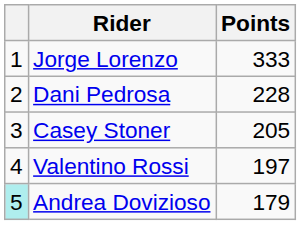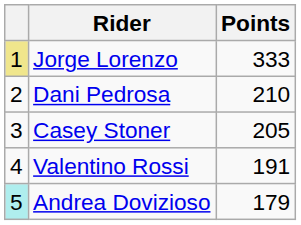(16, 59) no background -> (16, 59) khaki background
(271, 95) 228 -> (271, 95) 210
(271, 166) 197 -> (271, 166) 191
